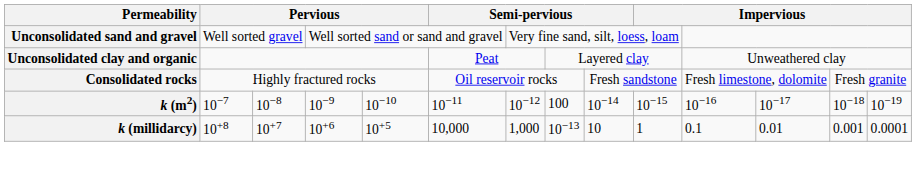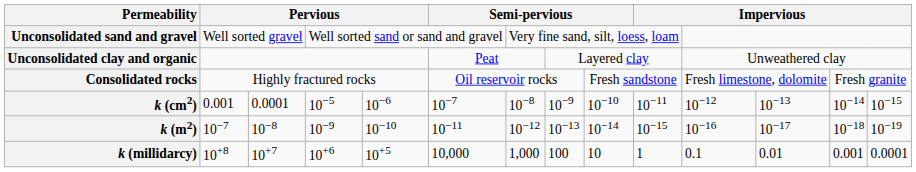+ row: (176, 103)
(558, 103) 100 -> (564, 128) 10−13
(564, 128) 10−13 -> (558, 153) 100
